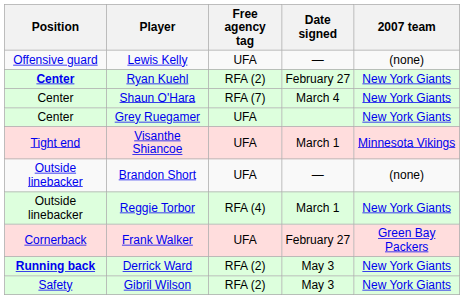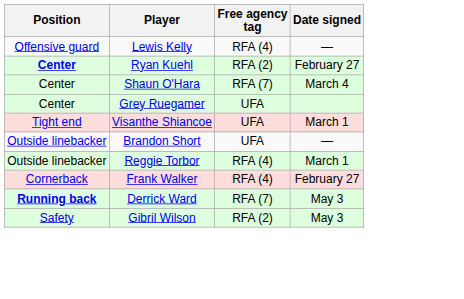- column: (407, 27)
(245, 60) UFA -> (252, 46) RFA (4)
(245, 240) UFA -> (252, 179) RFA (4)
(245, 266) RFA (2) -> (252, 198) RFA (7)
